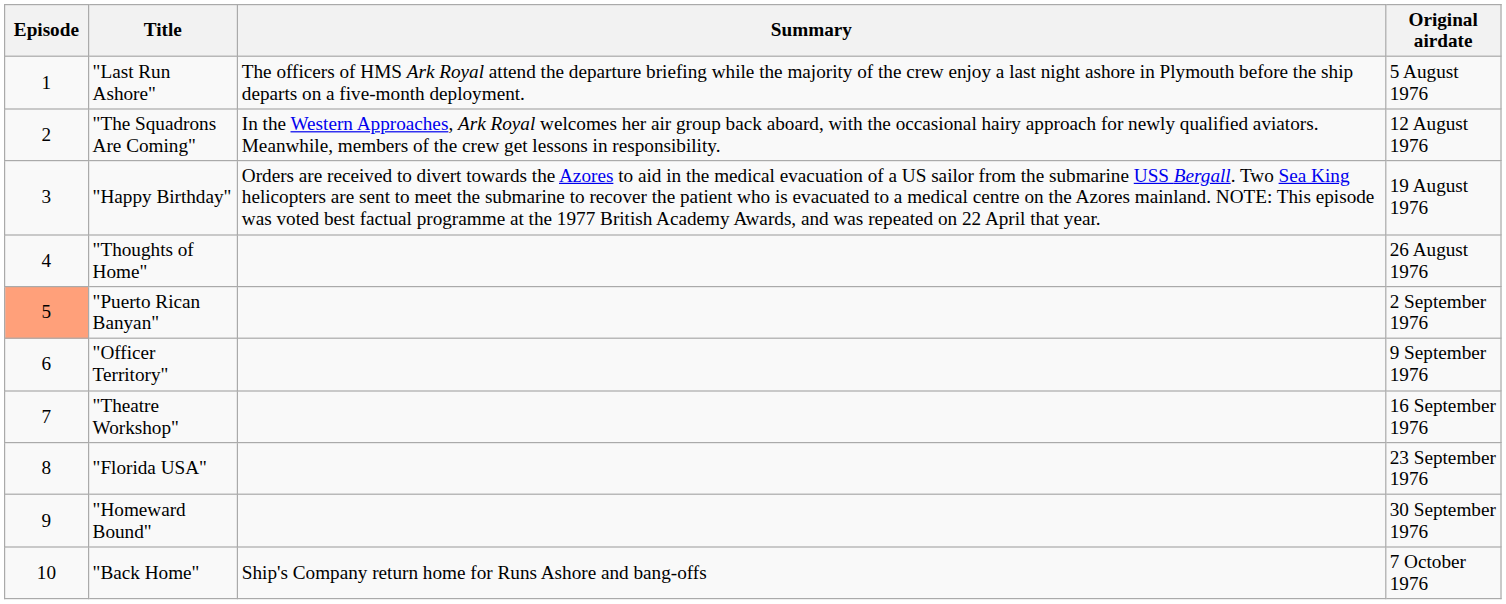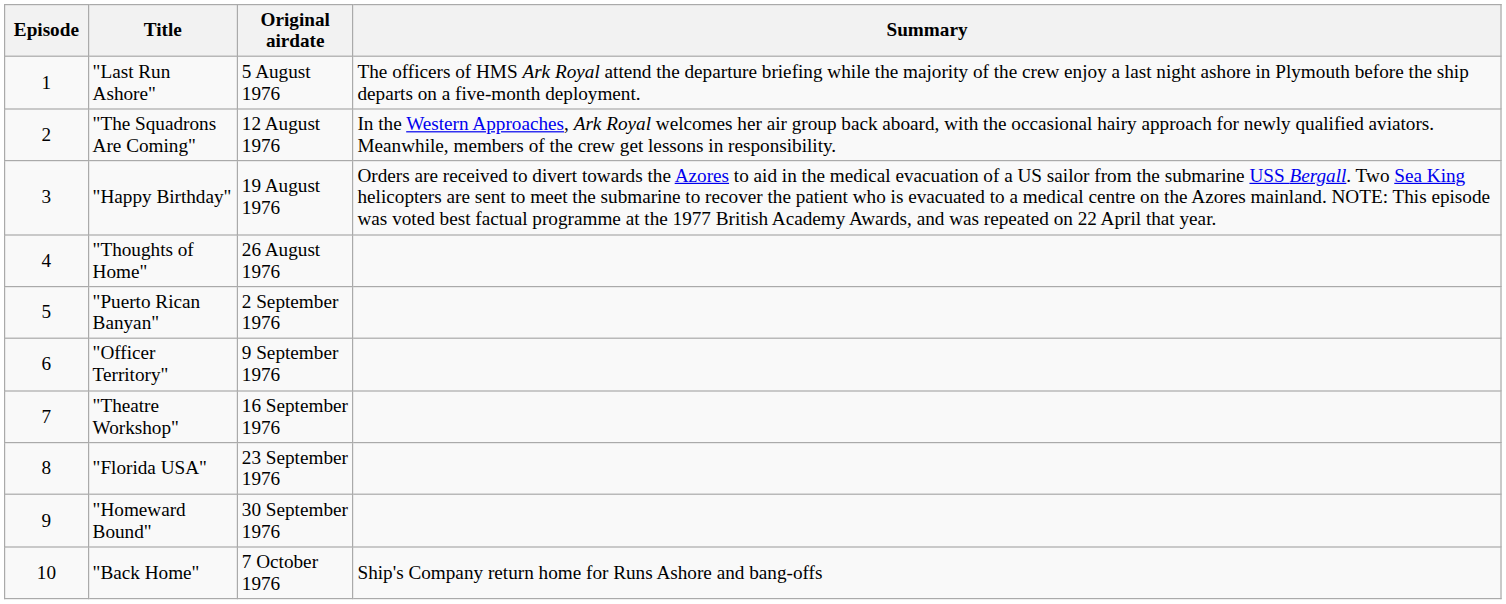columns swapped: (1443, 30) <-> (811, 30)
(46, 312) lightsalmon background -> (46, 312) no background
